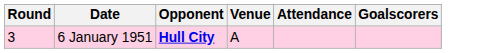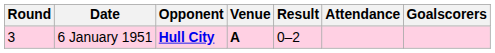+ column: (298, 15)
(235, 37) normal -> (235, 37) bold
